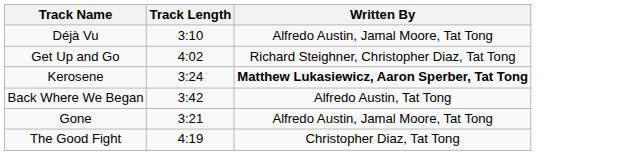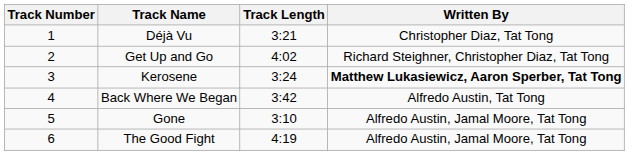+ column: (51, 14)
(190, 35) 3:10 -> (284, 35) 3:21
(383, 35) Alfredo Austin, Jamal Moore, Tat Tong -> (476, 35) Christopher Diaz, Tat Tong
(190, 118) 3:21 -> (284, 118) 3:10
(383, 139) Christopher Diaz, Tat Tong -> (476, 139) Alfredo Austin, Jamal Moore, Tat Tong
